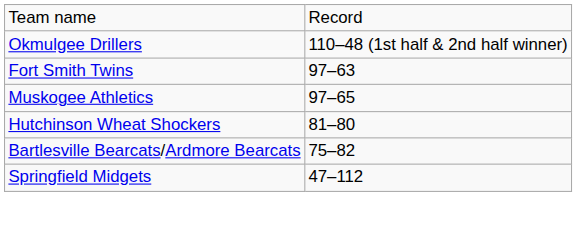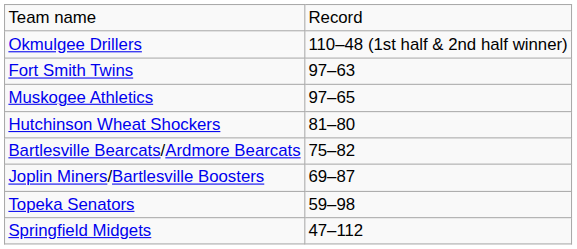+ row: (136, 177)
+ row: (71, 204)
